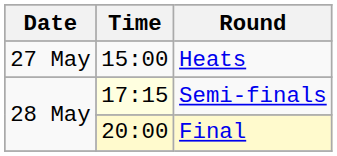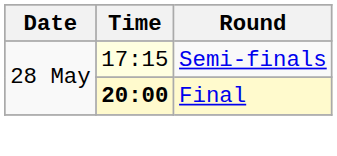- row: (213, 60)
(135, 132) normal -> (135, 96) bold
